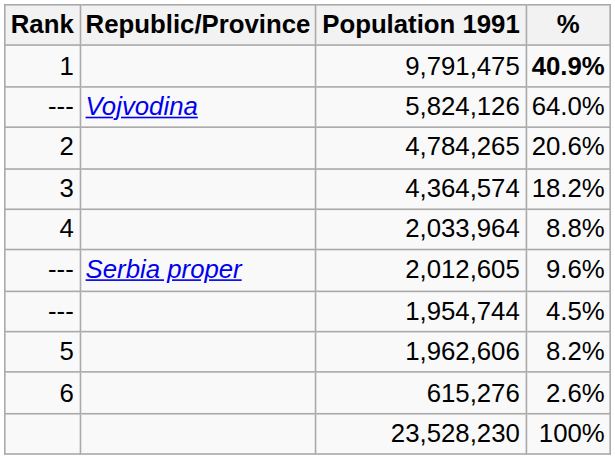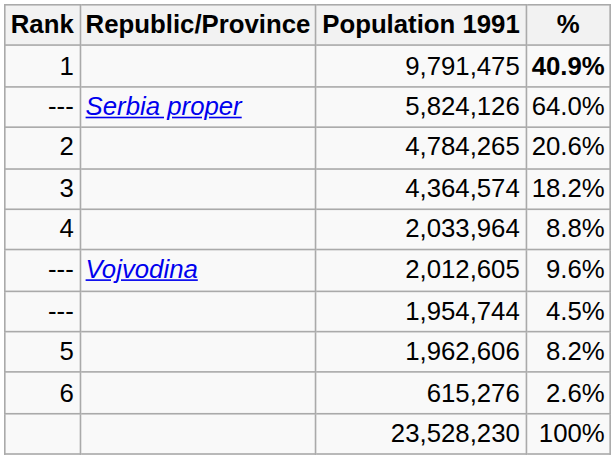(142, 106) Vojvodina -> (164, 106) Serbia proper
(164, 270) Serbia proper -> (142, 270) Vojvodina
